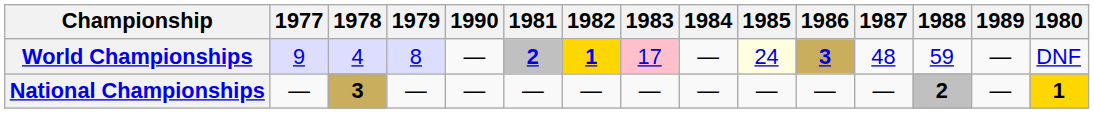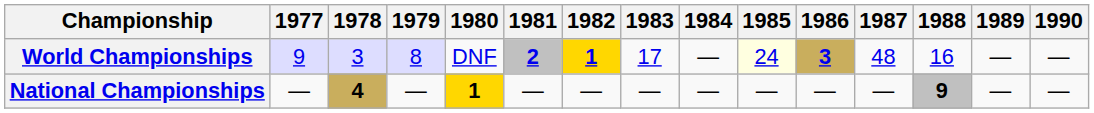columns swapped: (1059, 21) <-> (474, 21)
(357, 56) 4 -> (357, 56) 3
(650, 56) pink background -> (650, 56) no background
(942, 56) 59 -> (942, 56) 16
(357, 90) 3 -> (357, 90) 4
(942, 90) 2 -> (942, 90) 9
